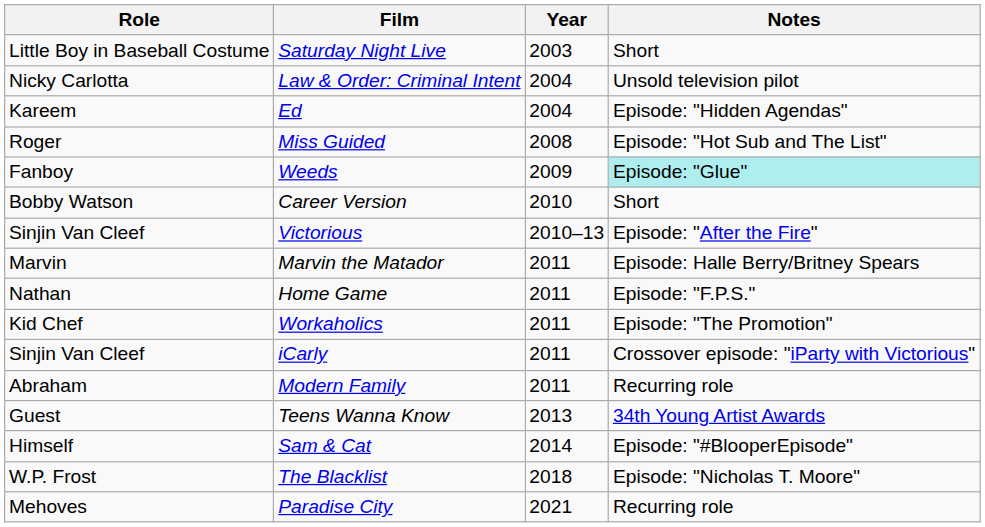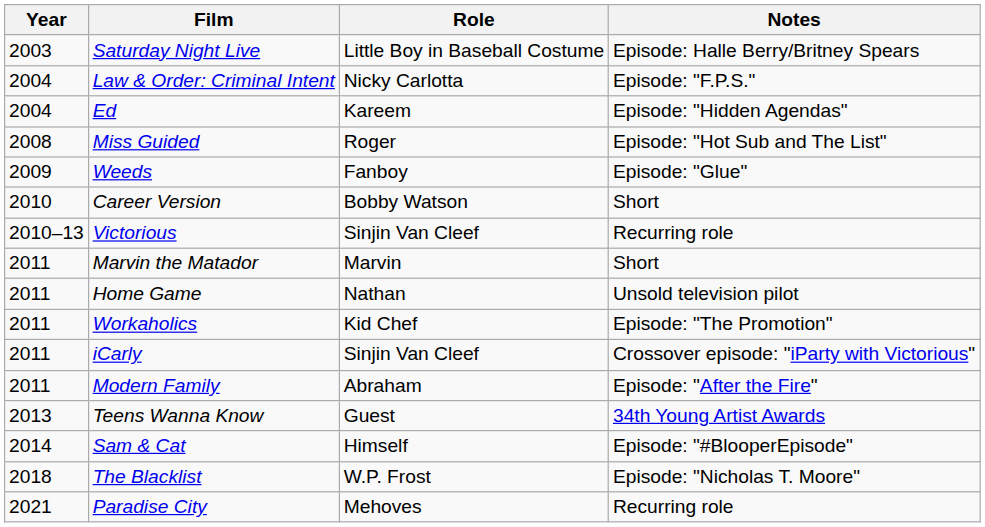columns swapped: (567, 19) <-> (139, 19)
(636, 50) Short -> (766, 50) Episode: Halle Berry/Britney Spears
(706, 80) Unsold television pilot -> (684, 80) Episode: "F.P.S."
(680, 171) paleturquoise background -> (680, 171) no background
(715, 232) Episode: "After the Fire" -> (673, 232) Recurring role
(766, 263) Episode: Halle Berry/Britney Spears -> (636, 263) Short
(684, 293) Episode: "F.P.S." -> (706, 293) Unsold television pilot
(673, 385) Recurring role -> (715, 385) Episode: "After the Fire"
